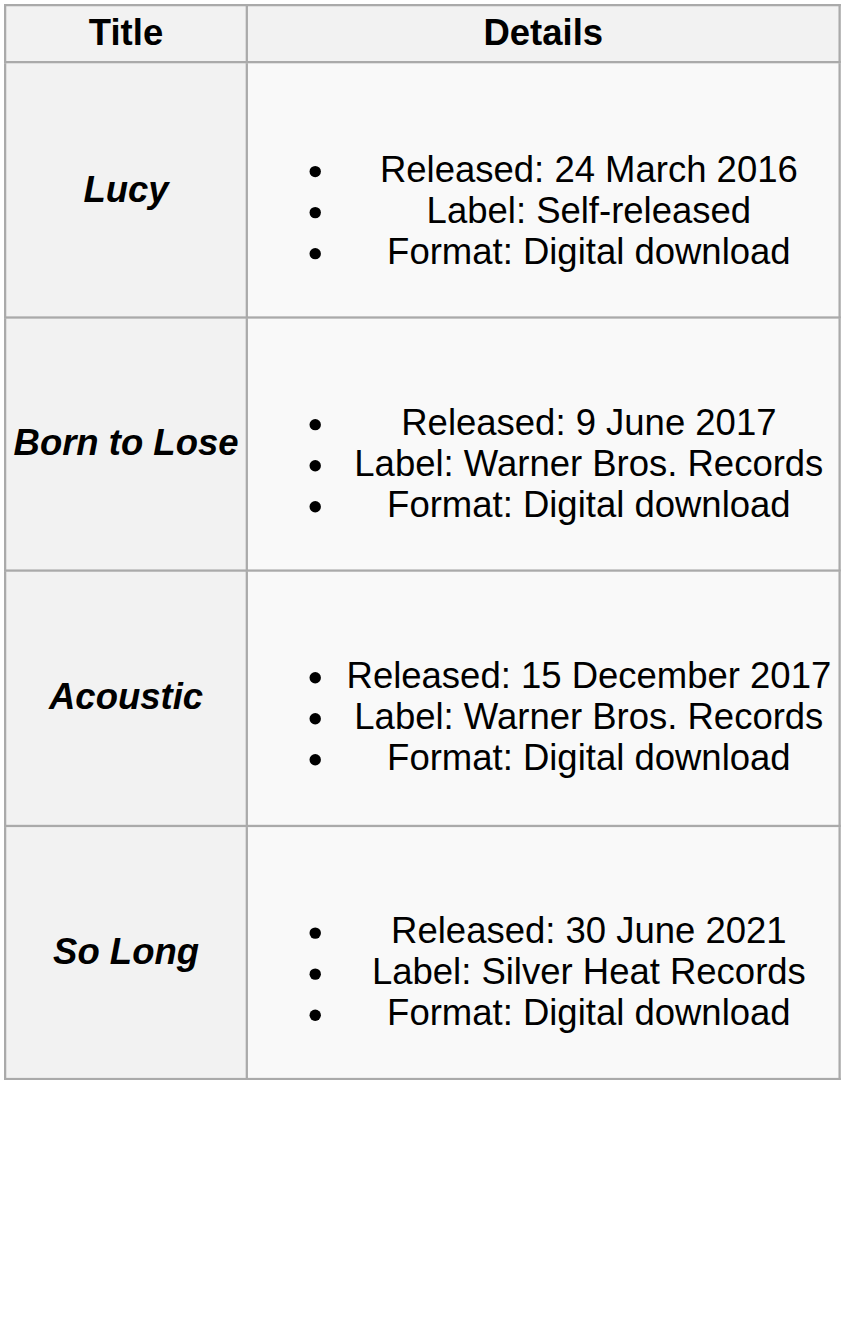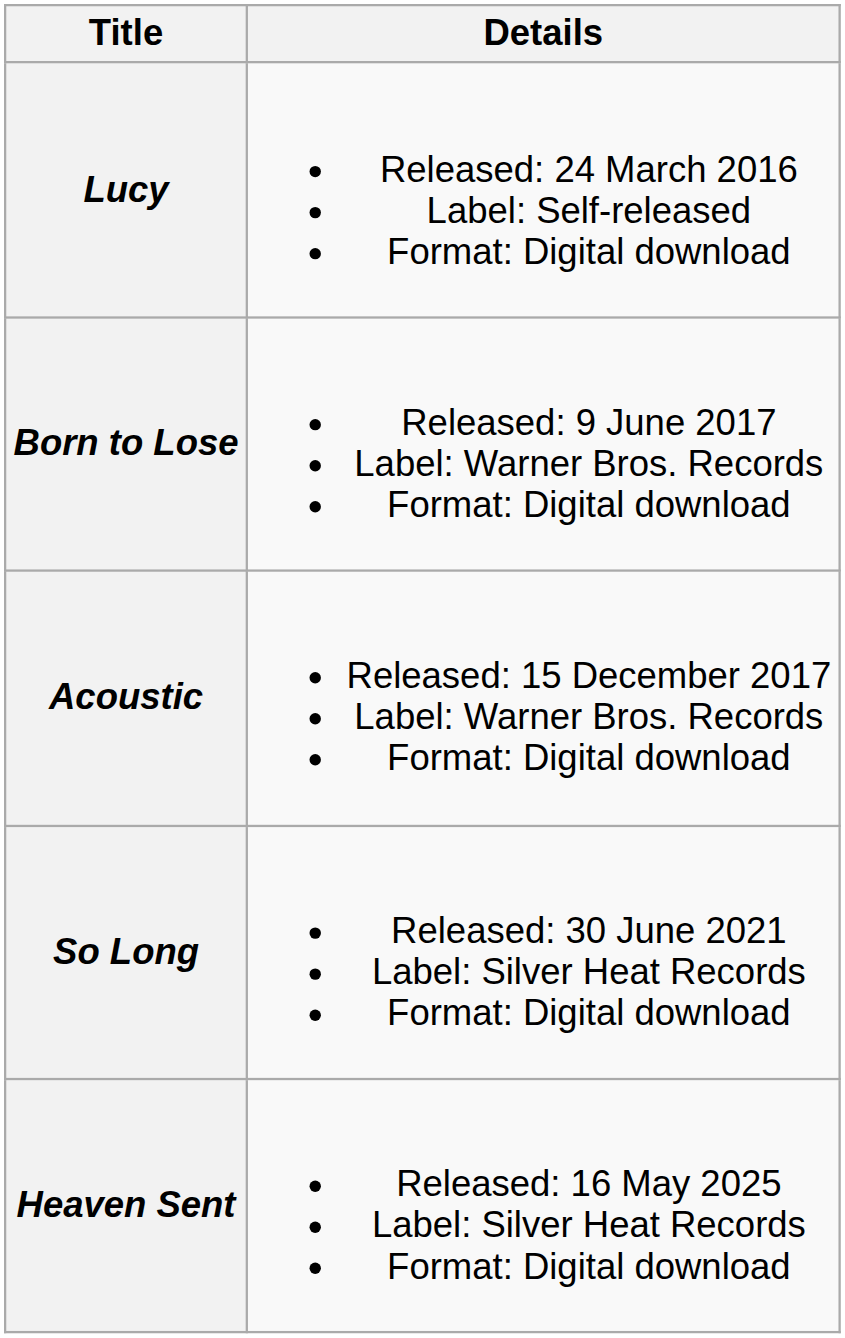+ row: (126, 1205)
